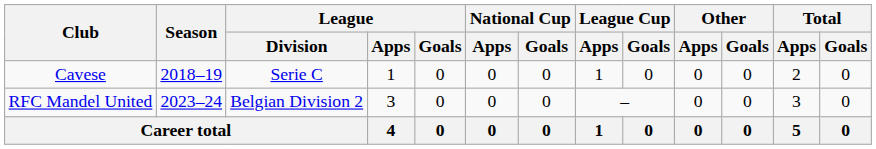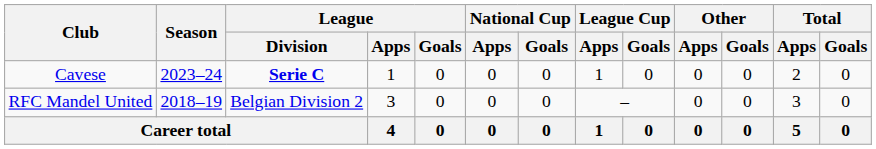(191, 74) 2018–19 -> (191, 74) 2023–24
(297, 74) normal -> (297, 74) bold
(191, 102) 2023–24 -> (191, 102) 2018–19
